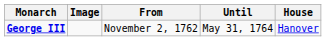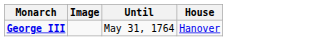- column: (151, 12)
